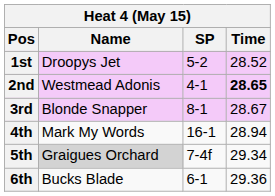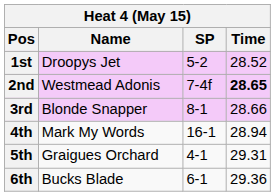(197, 86) 4-1 -> (199, 86) 7-4f
(248, 109) 28.67 -> (248, 109) 28.66
(100, 156) lightgrey background -> (100, 156) no background
(199, 156) 7-4f -> (197, 156) 4-1
(248, 156) 29.34 -> (248, 156) 29.31
